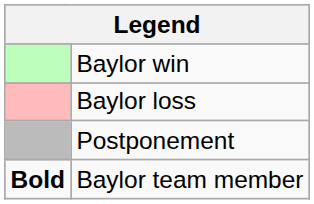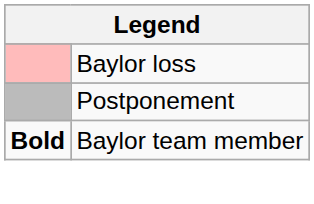- row: (133, 63)
